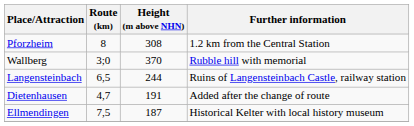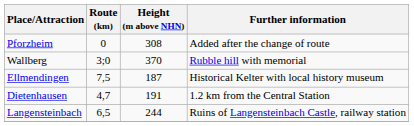(103, 43) 8 -> (103, 43) 0
(260, 43) 1.2 km from the Central Station -> (259, 43) Added after the change of route
rows swapped: (38, 113) <-> (44, 78)
(259, 95) Added after the change of route -> (260, 95) 1.2 km from the Central Station
